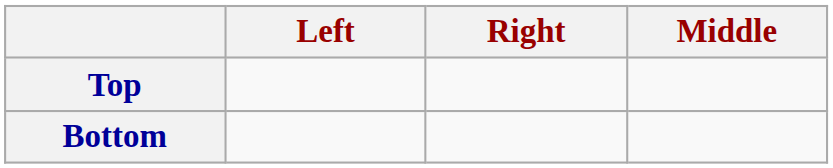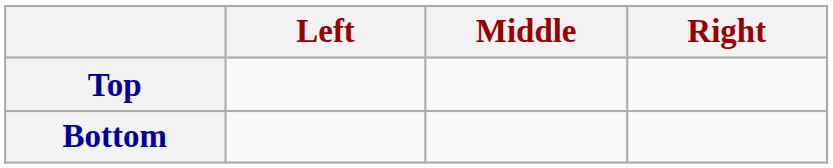columns swapped: (727, 31) <-> (526, 31)
